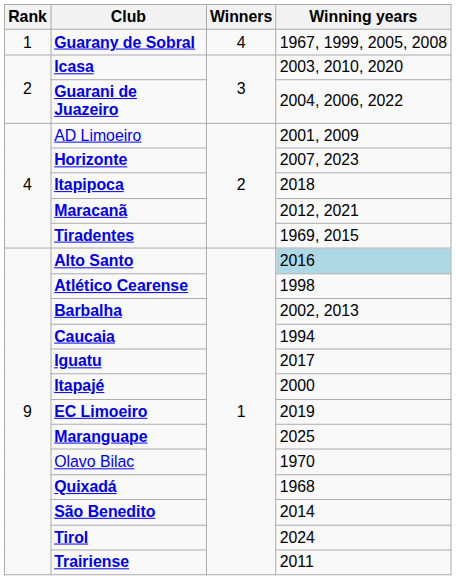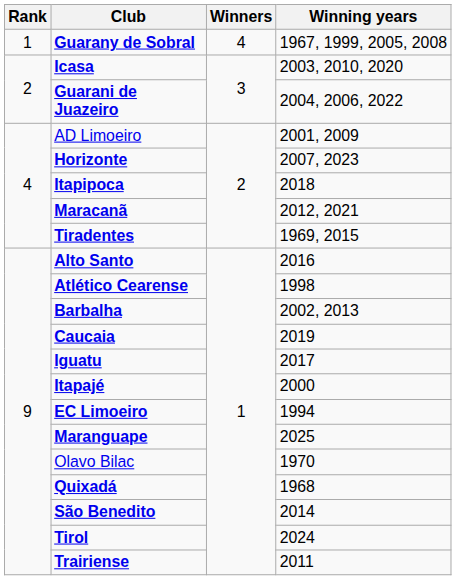(297, 260) lightblue background -> (297, 260) no background
(297, 336) 1994 -> (297, 336) 2019
(297, 411) 2019 -> (297, 411) 1994
